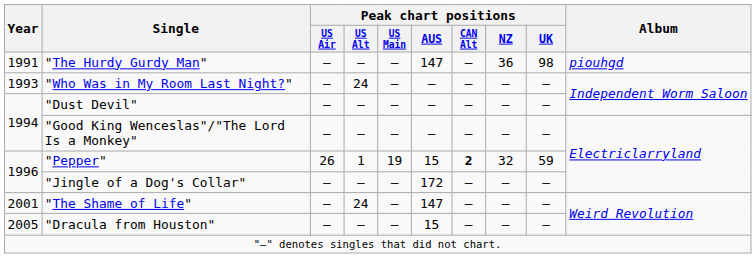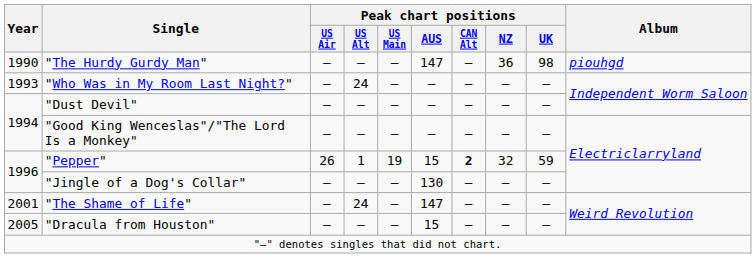(23, 63) 1991 -> (23, 63) 1990
(432, 182) 172 -> (432, 182) 130
